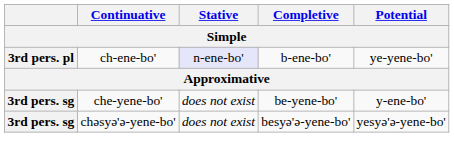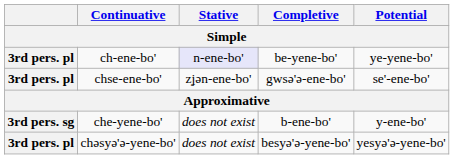(306, 57) b-ene-bo' -> (306, 57) be-yene-bo'
+ row: (128, 79)
(306, 100) be-yene-bo' -> (306, 121) b-ene-bo'
(41, 121) 3rd pers. sg -> (41, 143) 3rd pers. pl
